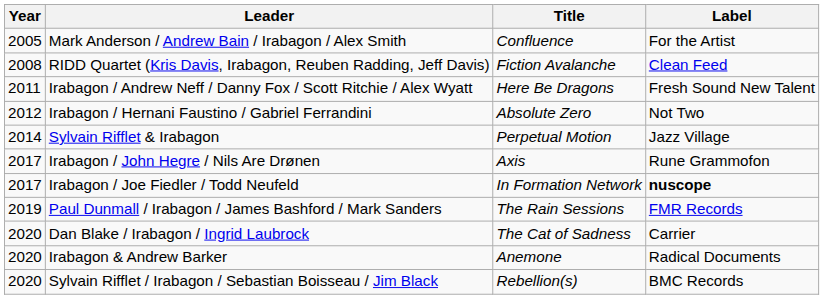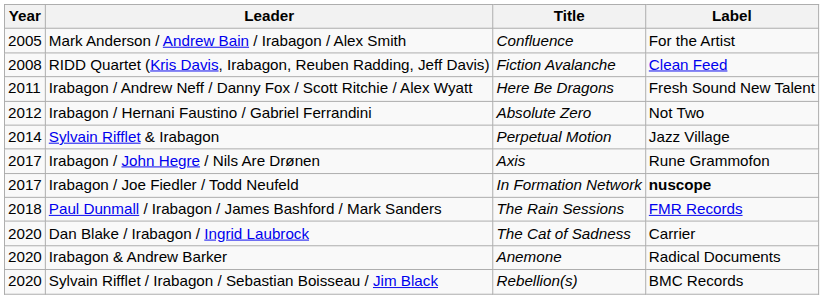(25, 209) 2019 -> (25, 209) 2018
